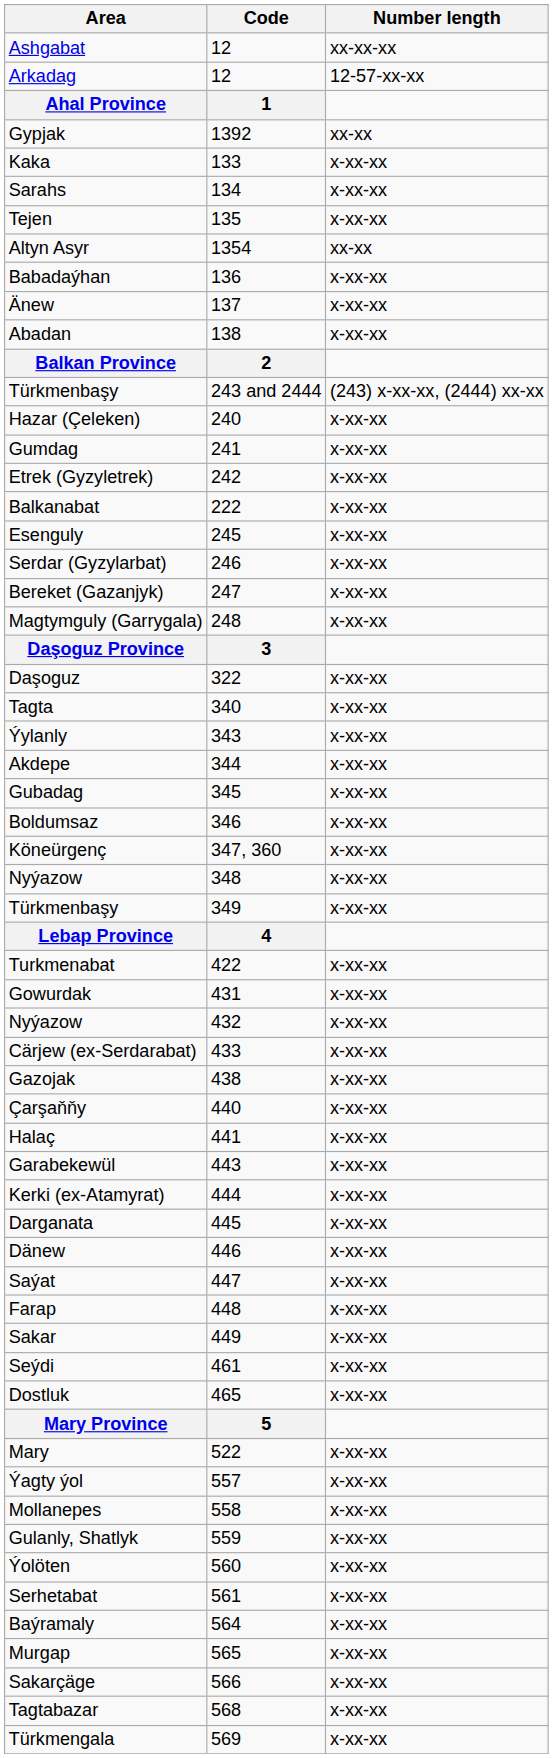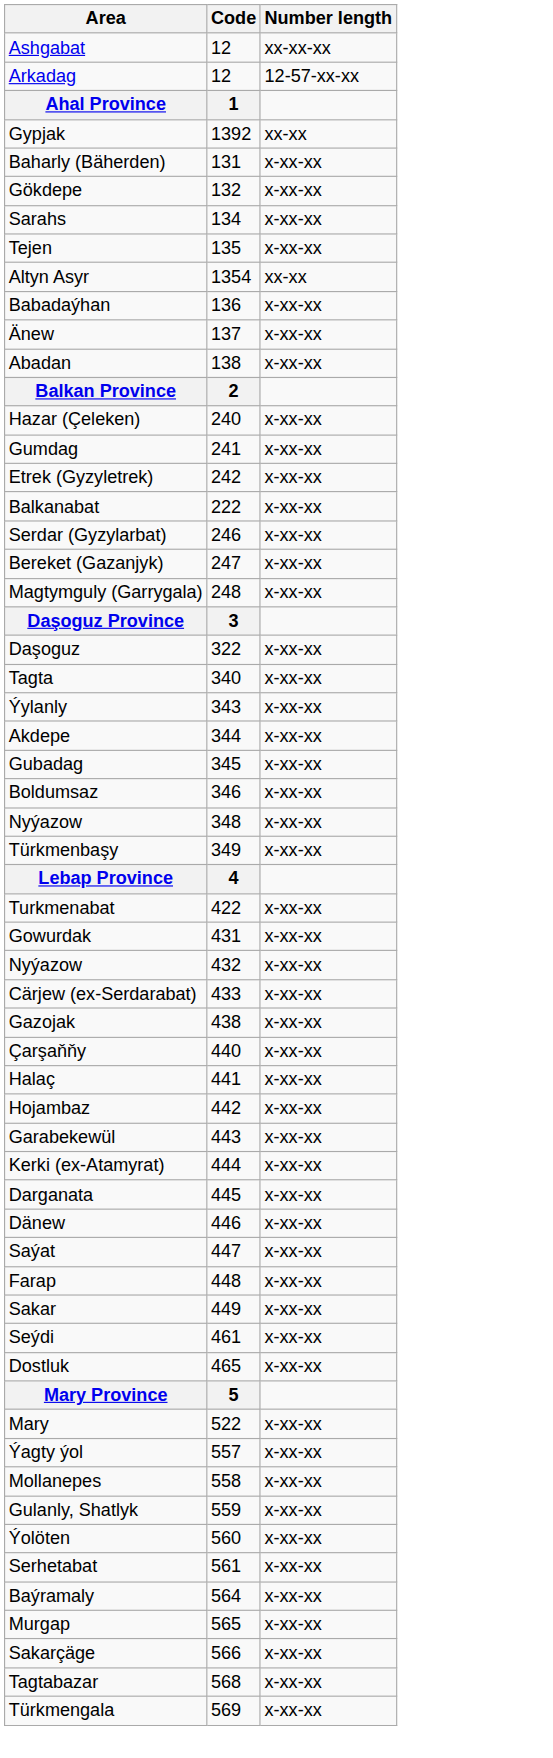+ row: (87, 162)
+ row: (45, 190)
- row: (29, 162)
- row: (63, 391)
- row: (46, 534)
- row: (57, 850)
+ row: (49, 1108)
